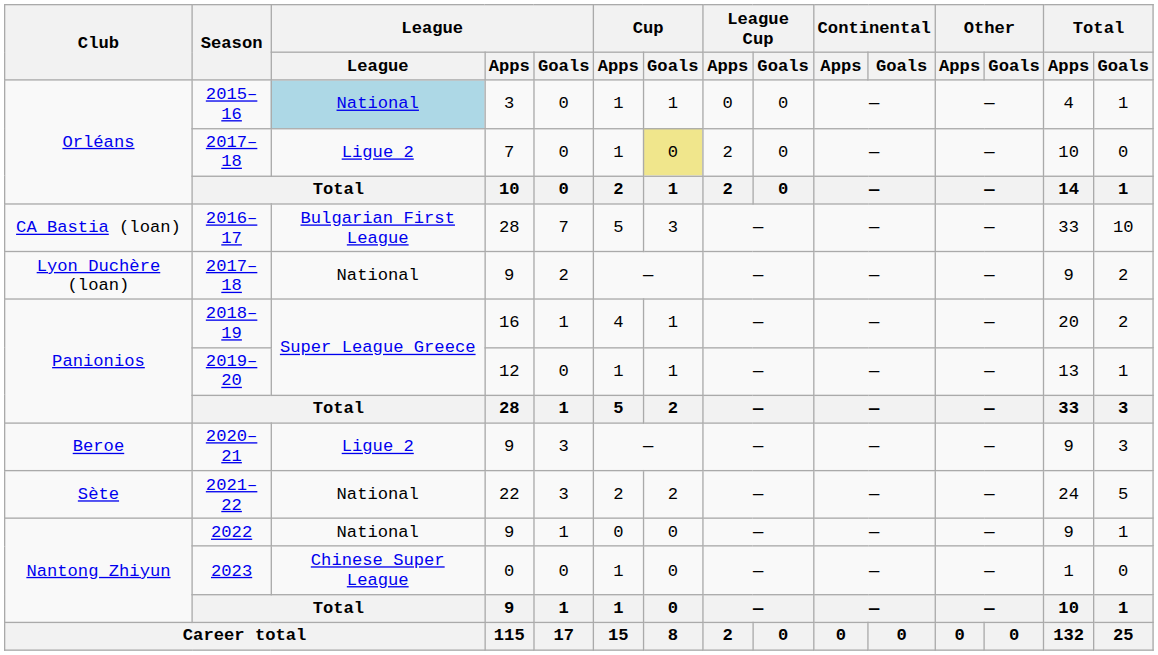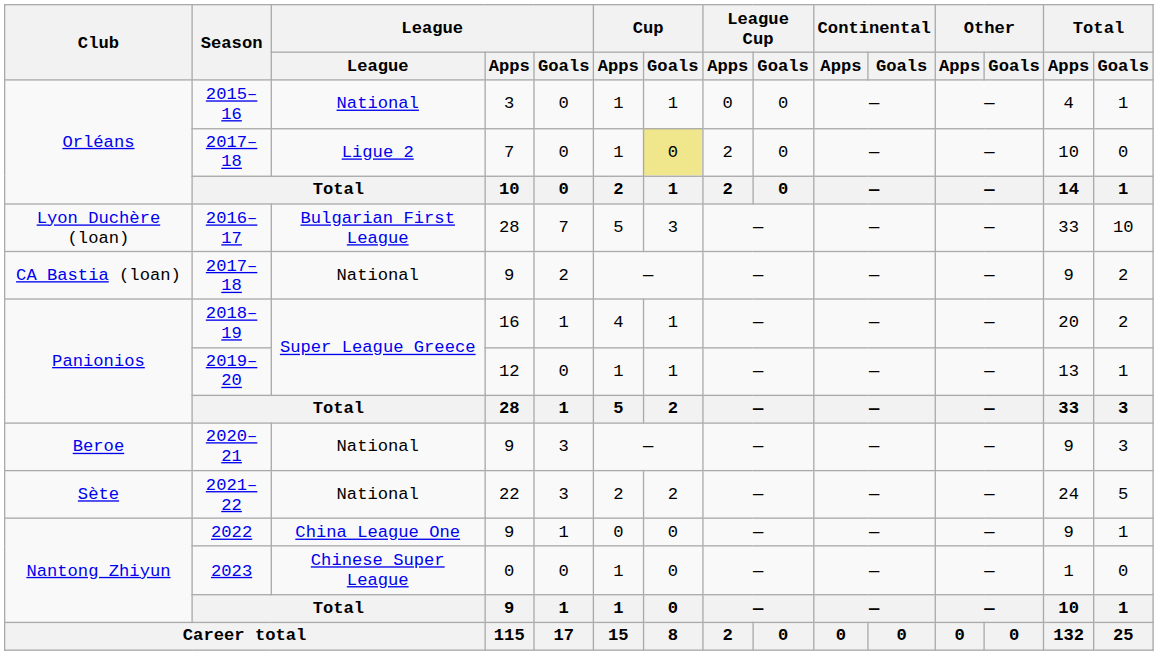(378, 104) lightblue background -> (378, 104) no background
(98, 228) CA Bastia (loan) -> (98, 228) Lyon Duchère (loan)
(98, 276) Lyon Duchère (loan) -> (98, 276) CA Bastia (loan)
(378, 447) Ligue 2 -> (378, 447) National
(378, 532) National -> (378, 532) China League One
